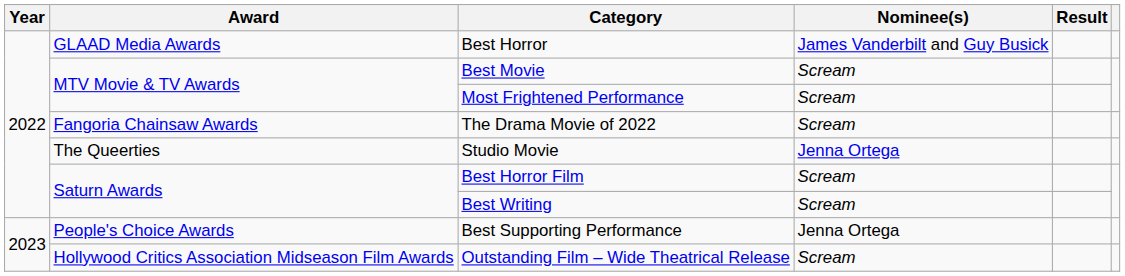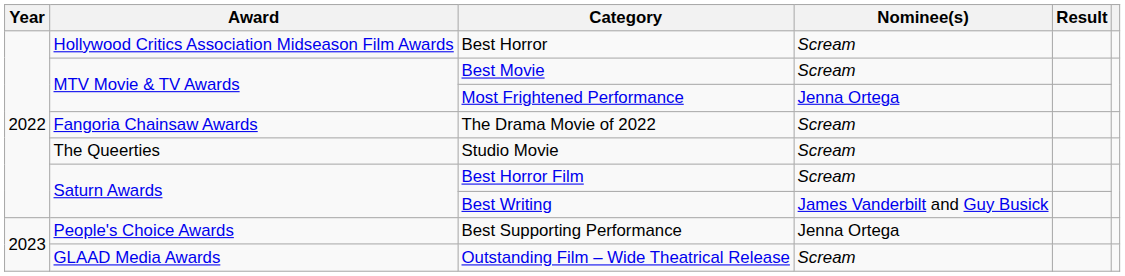(137, 44) GLAAD Media Awards -> (254, 44) Hollywood Critics Association Midseason Film Awards
(923, 44) James Vanderbilt and Guy Busick -> (827, 44) Scream
(827, 97) Scream -> (849, 97) Jenna Ortega
(849, 151) Jenna Ortega -> (827, 151) Scream
(827, 204) Scream -> (923, 204) James Vanderbilt and Guy Busick
(254, 257) Hollywood Critics Association Midseason Film Awards -> (137, 257) GLAAD Media Awards
